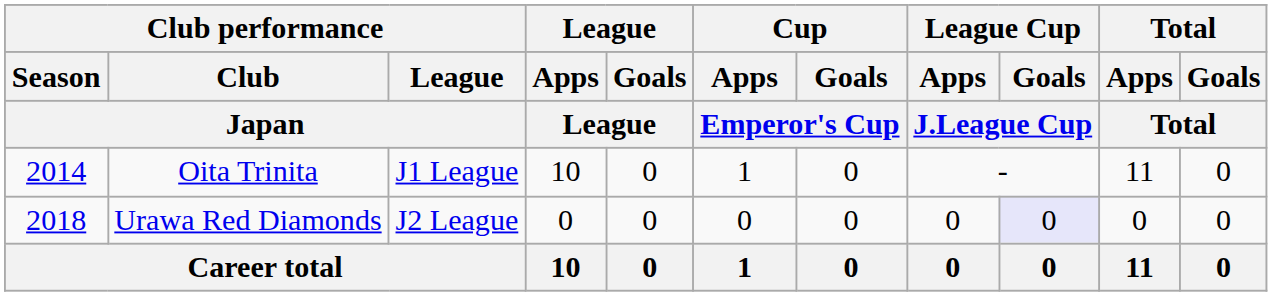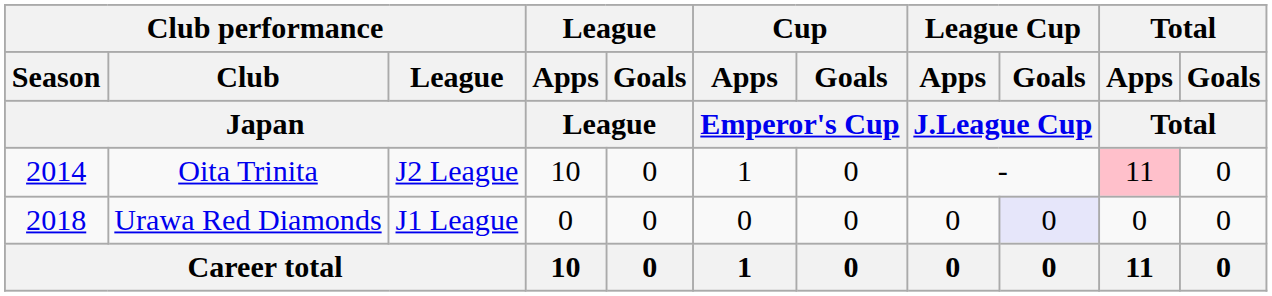(457, 171) J1 League -> (457, 171) J2 League
(1139, 171) no background -> (1139, 171) pink background
(457, 219) J2 League -> (457, 219) J1 League
